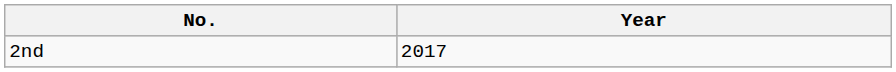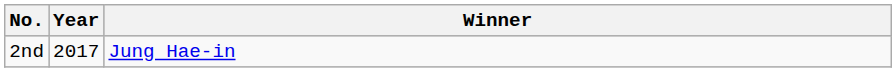+ column: (498, 20)
